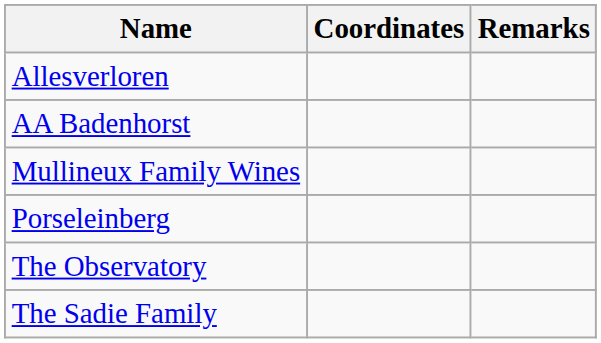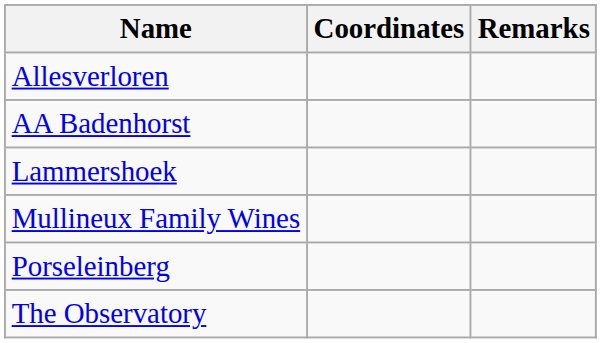+ row: (94, 171)
- row: (114, 314)
